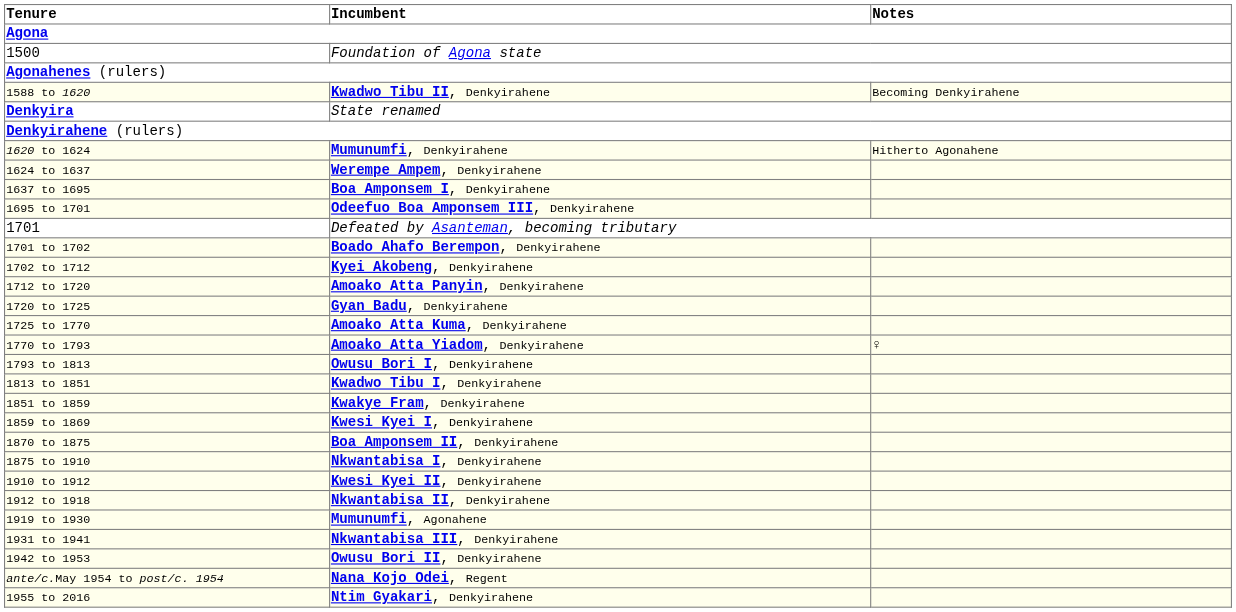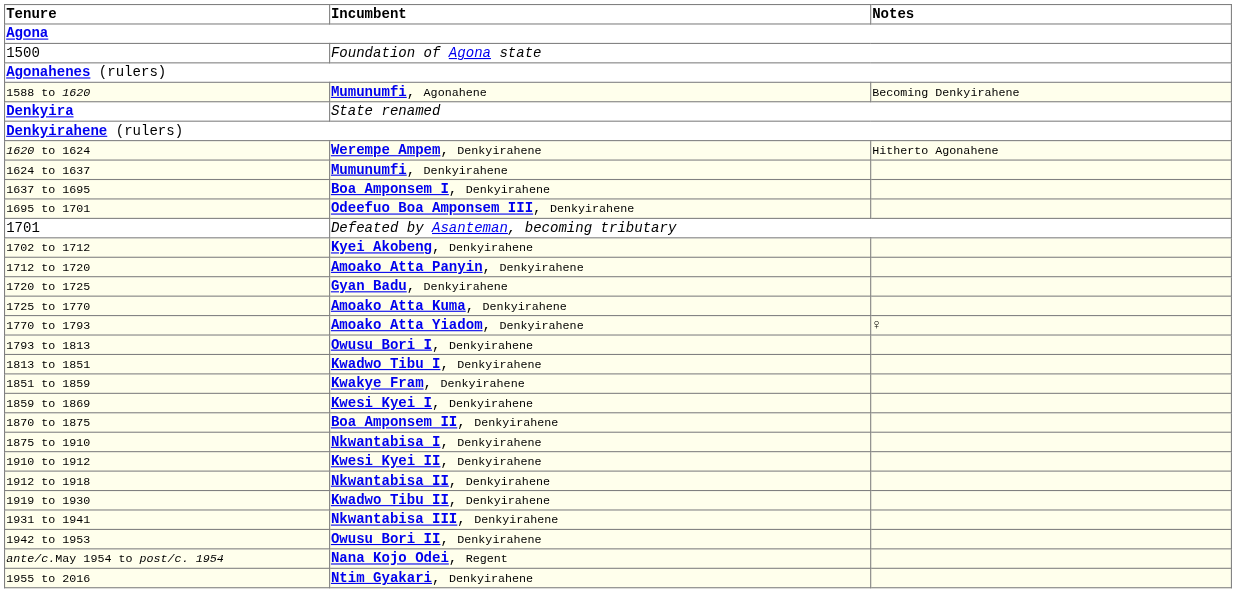(440, 92) Kwadwo Tibu II, Denkyirahene -> (409, 92) Mumunumfi, Agonahene
(419, 150) Mumunumfi, Denkyirahene -> (436, 150) Werempe Ampem, Denkyirahene
(436, 170) Werempe Ampem, Denkyirahene -> (419, 170) Mumunumfi, Denkyirahene
- row: (48, 248)
(409, 520) Mumunumfi, Agonahene -> (440, 500) Kwadwo Tibu II, Denkyirahene
